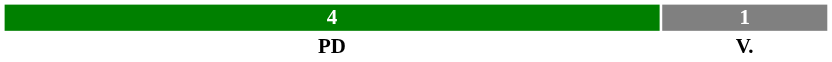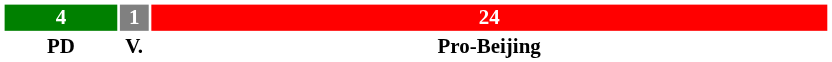+ column: (489, 17)
